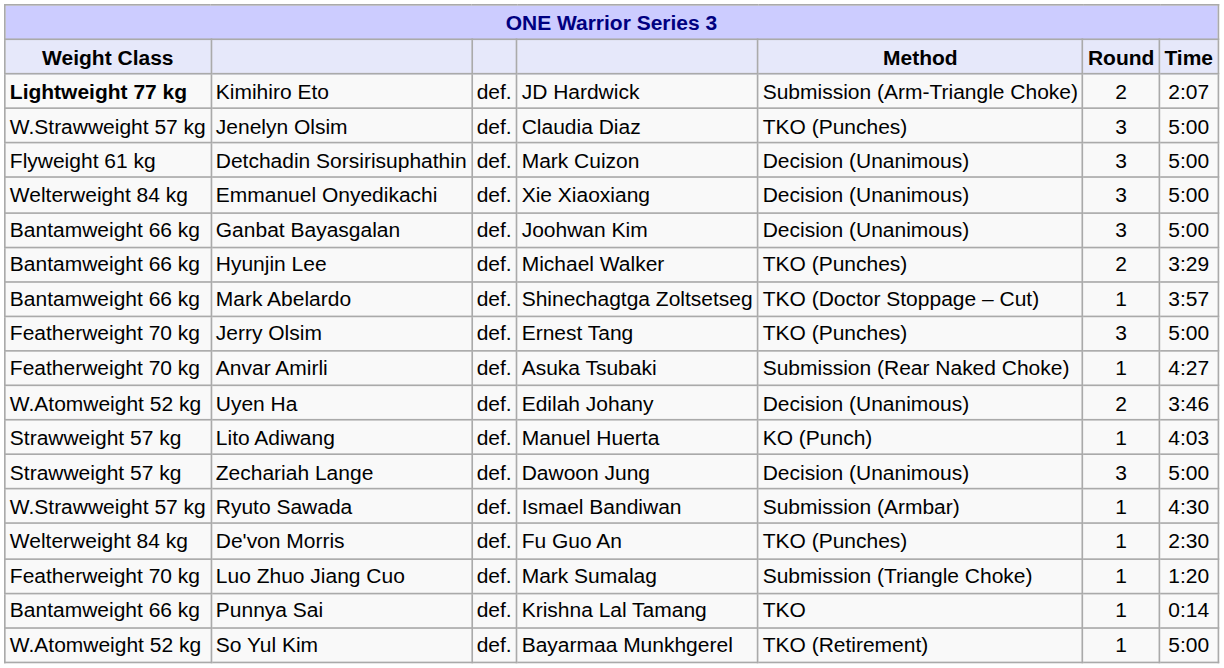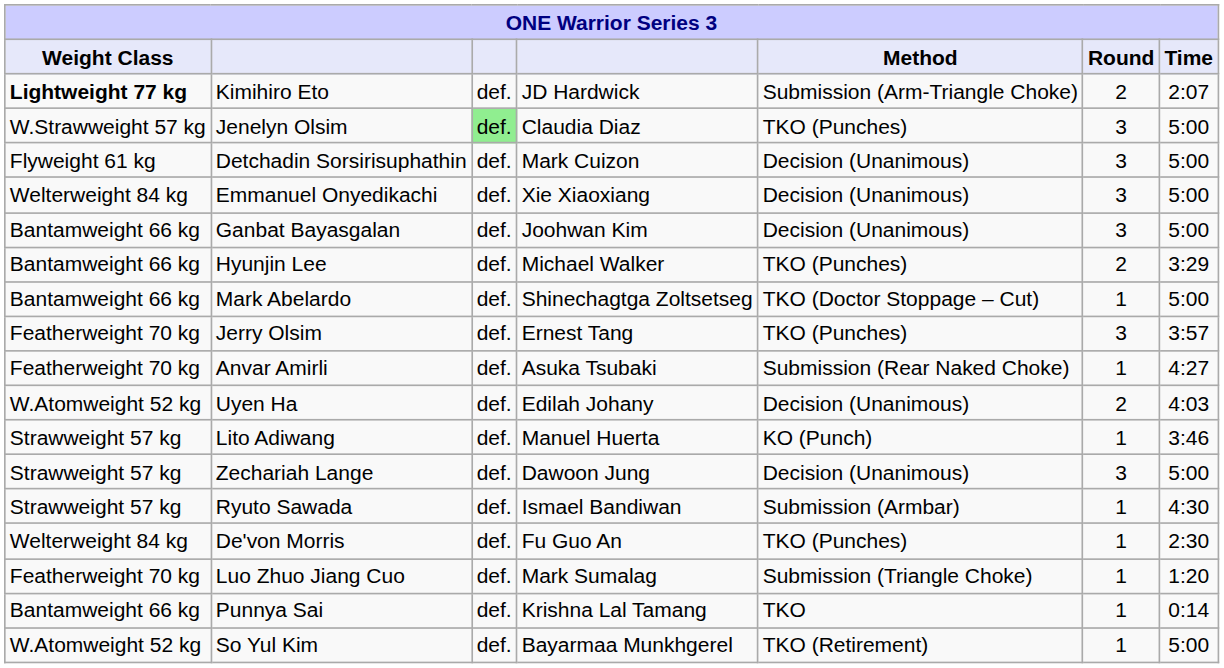(494, 126) no background -> (494, 126) lightgreen background
(1189, 299) 3:57 -> (1189, 299) 5:00
(1189, 333) 5:00 -> (1189, 333) 3:57
(1189, 402) 3:46 -> (1189, 402) 4:03
(1189, 437) 4:03 -> (1189, 437) 3:46
(108, 506) W.Strawweight 57 kg -> (96, 506) Strawweight 57 kg
